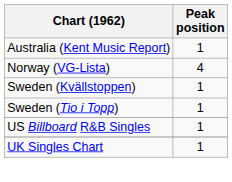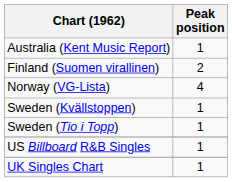+ row: (83, 68)
